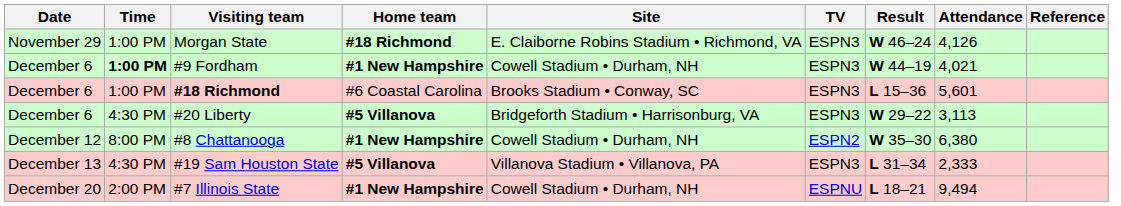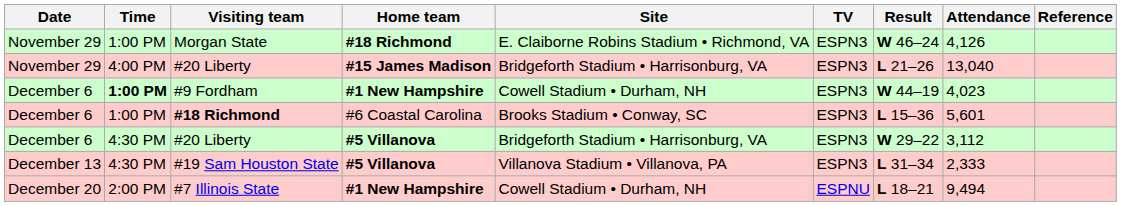+ row: (55, 66)
(958, 66) 4,021 -> (966, 91) 4,023
(957, 115) 3,113 -> (965, 140) 3,112
- row: (55, 140)
